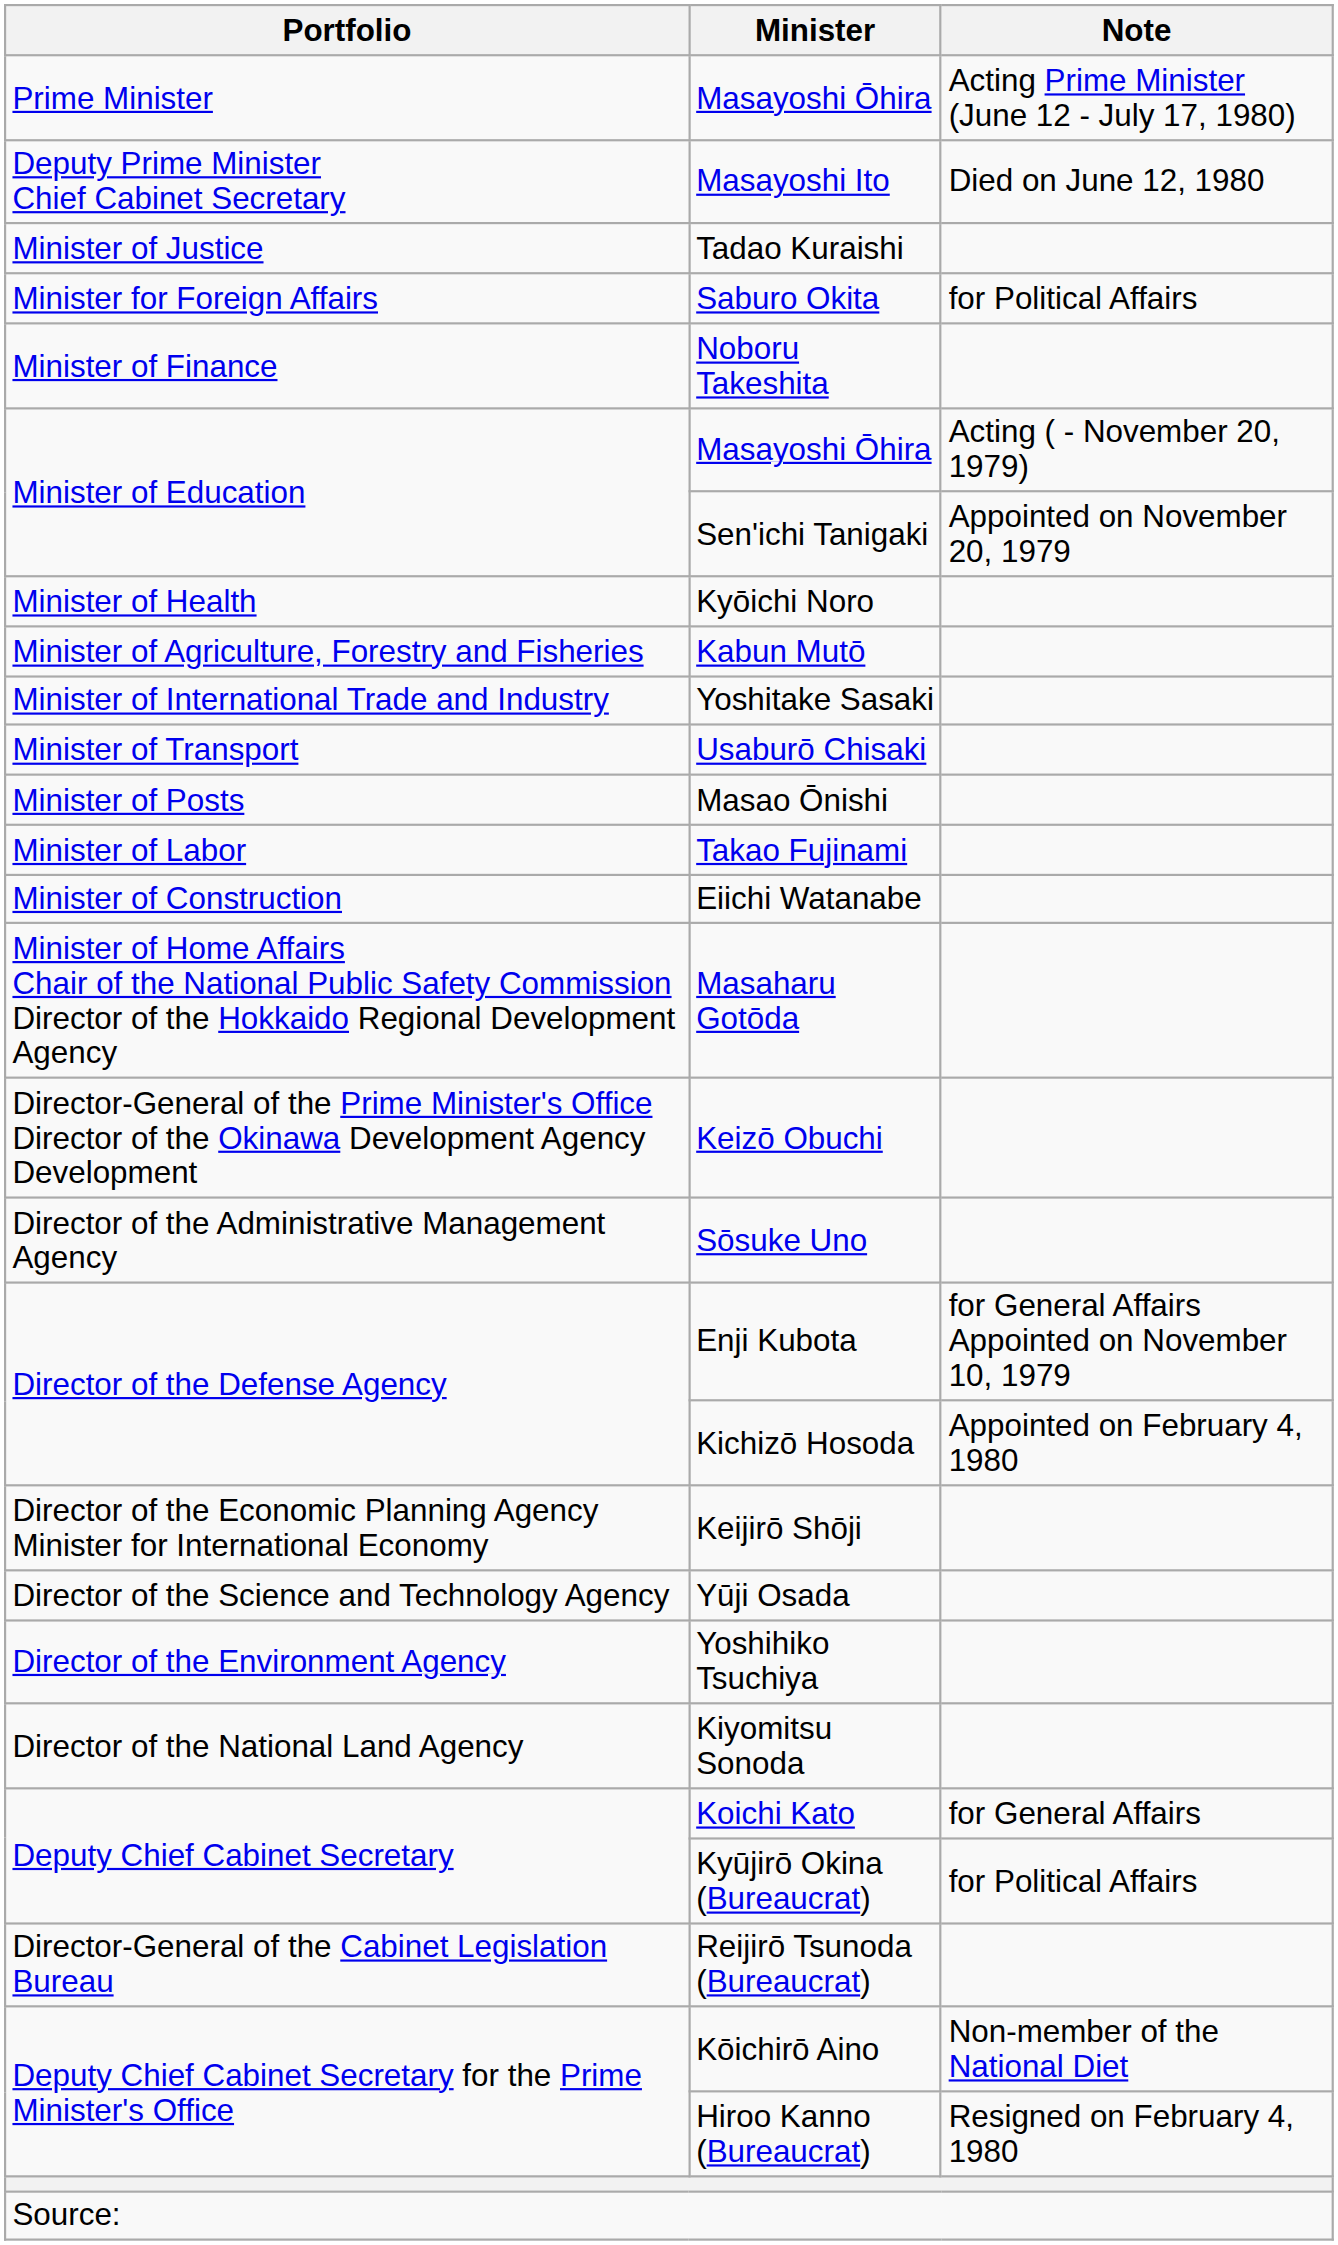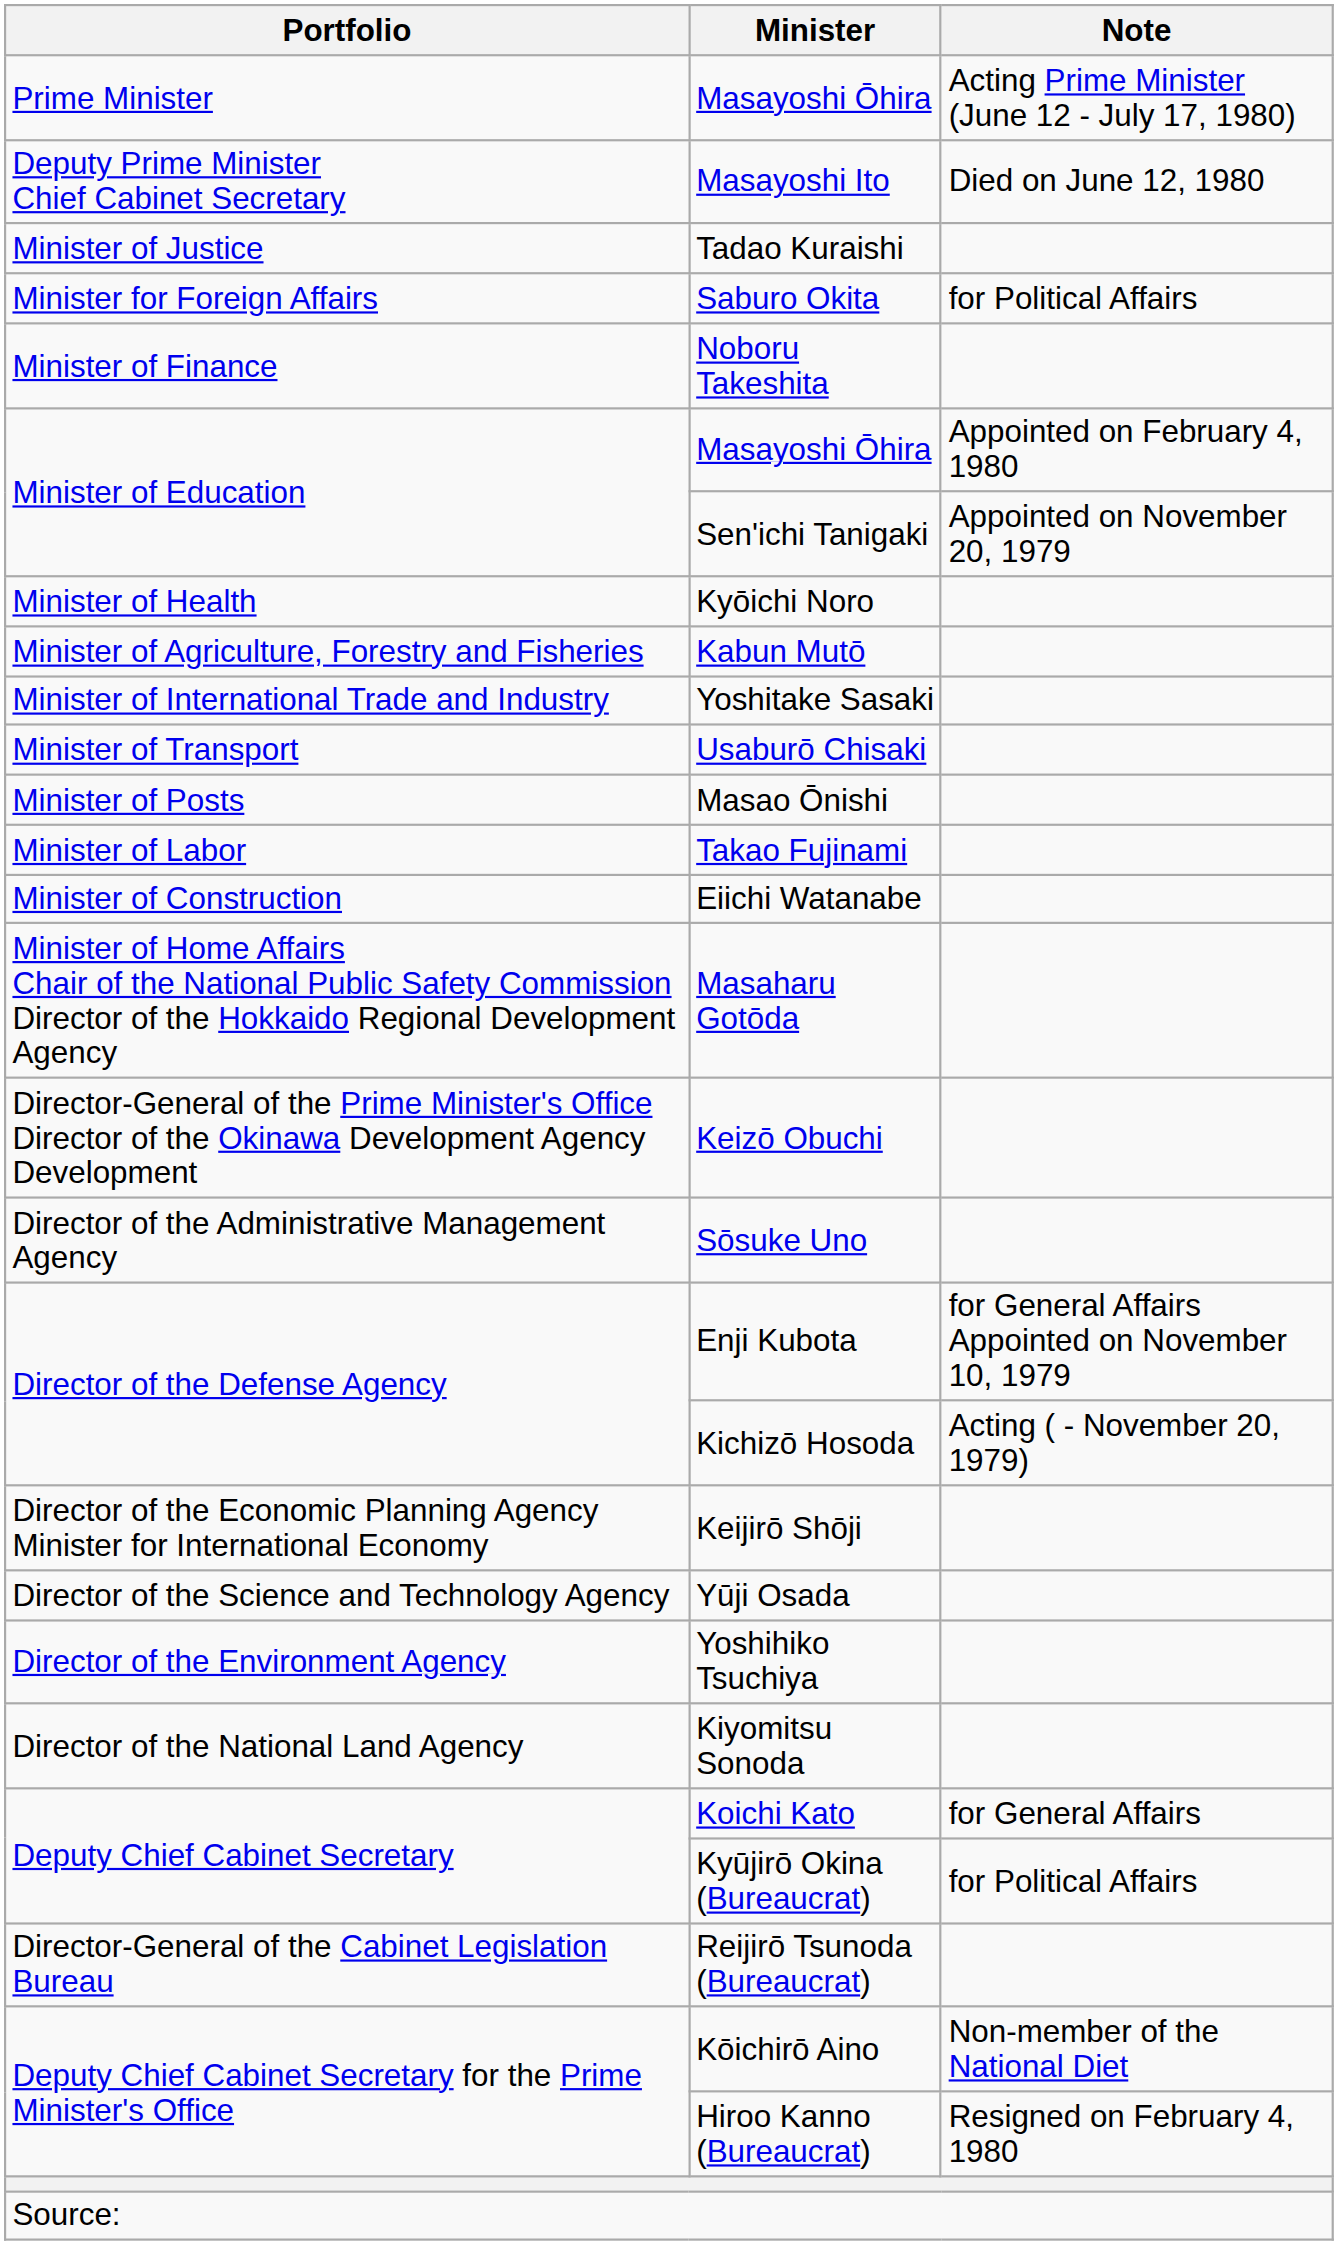(1114, 450) Acting ( - November 20, 1979) -> (1126, 450) Appointed on February 4, 1980
(1126, 1443) Appointed on February 4, 1980 -> (1114, 1443) Acting ( - November 20, 1979)
